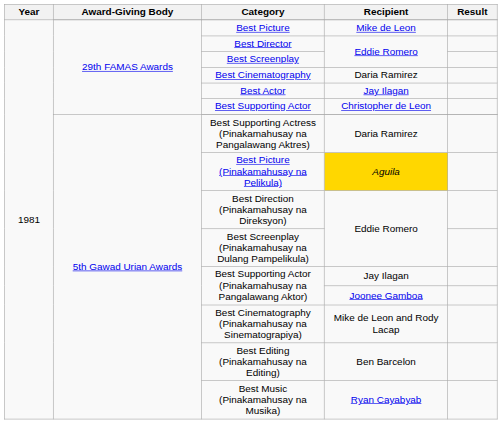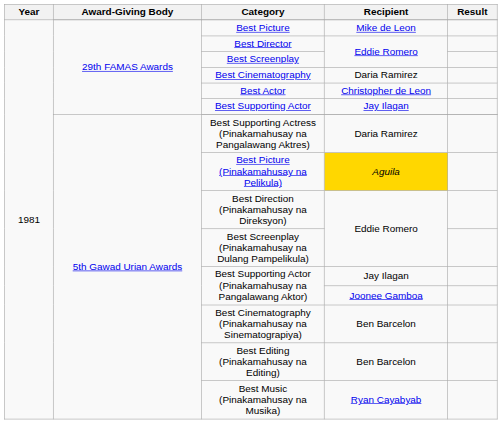(386, 91) Jay Ilagan -> (386, 91) Christopher de Leon
(386, 106) Christopher de Leon -> (386, 106) Jay Ilagan
(386, 323) Mike de Leon and Rody Lacap -> (386, 323) Ben Barcelon
